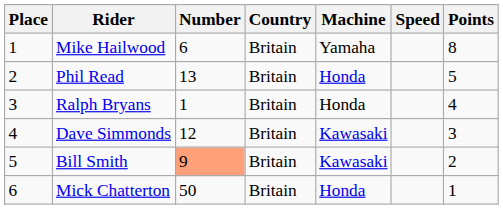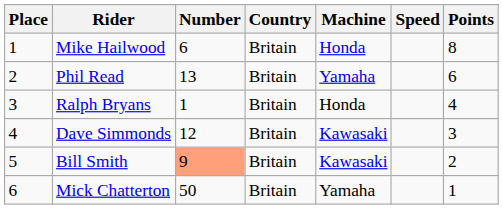(347, 47) Yamaha -> (342, 47) Honda
(342, 76) Honda -> (347, 76) Yamaha
(452, 76) 5 -> (452, 76) 6
(342, 190) Honda -> (347, 190) Yamaha
